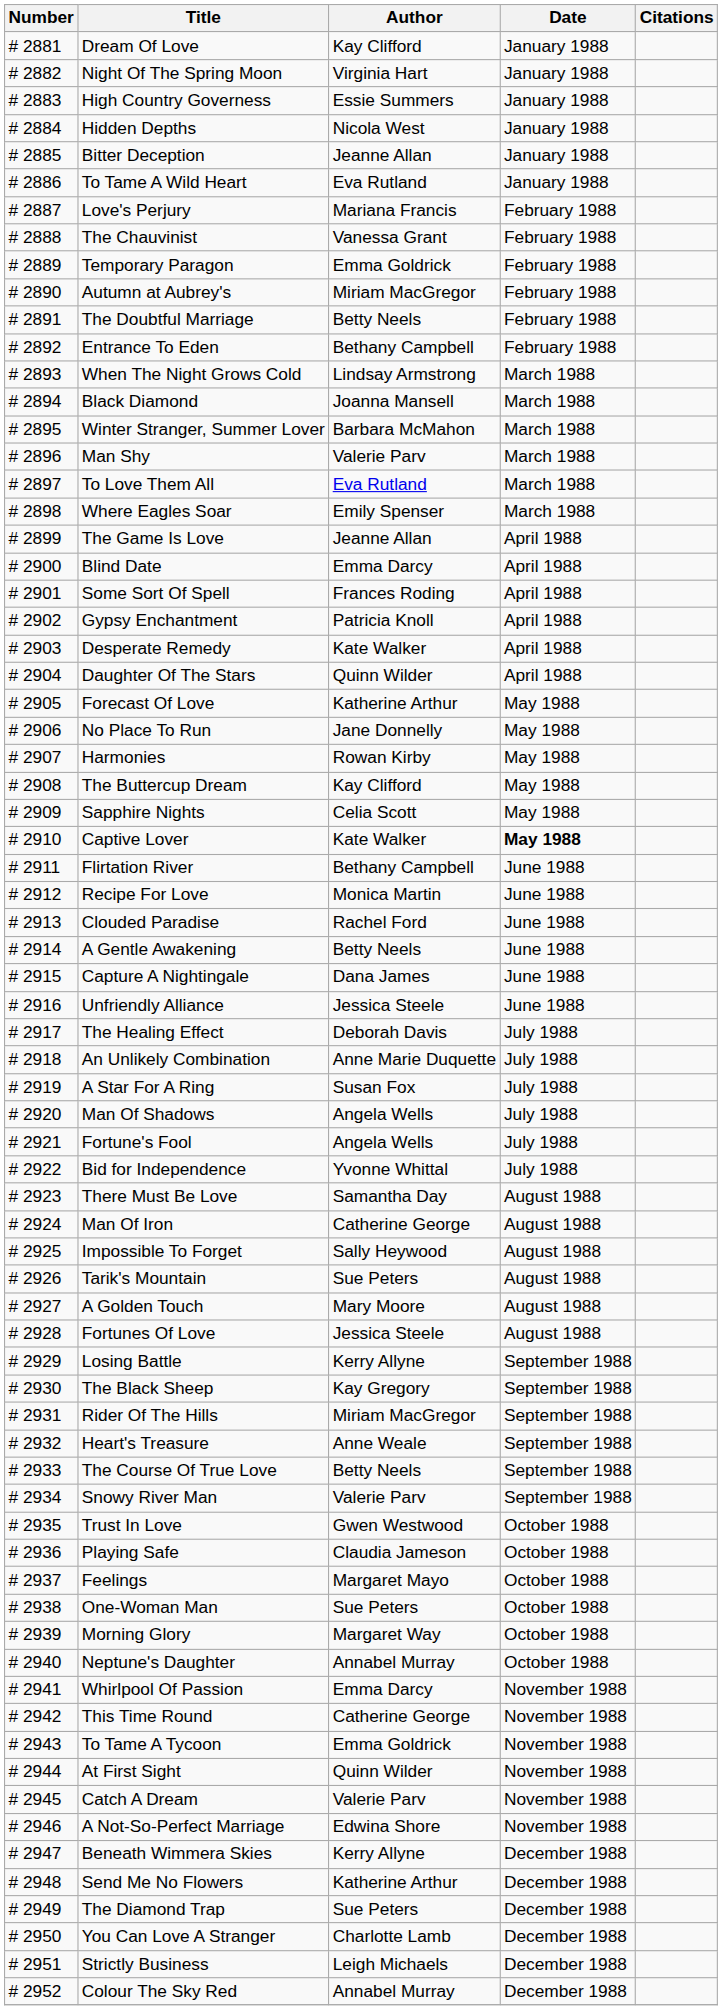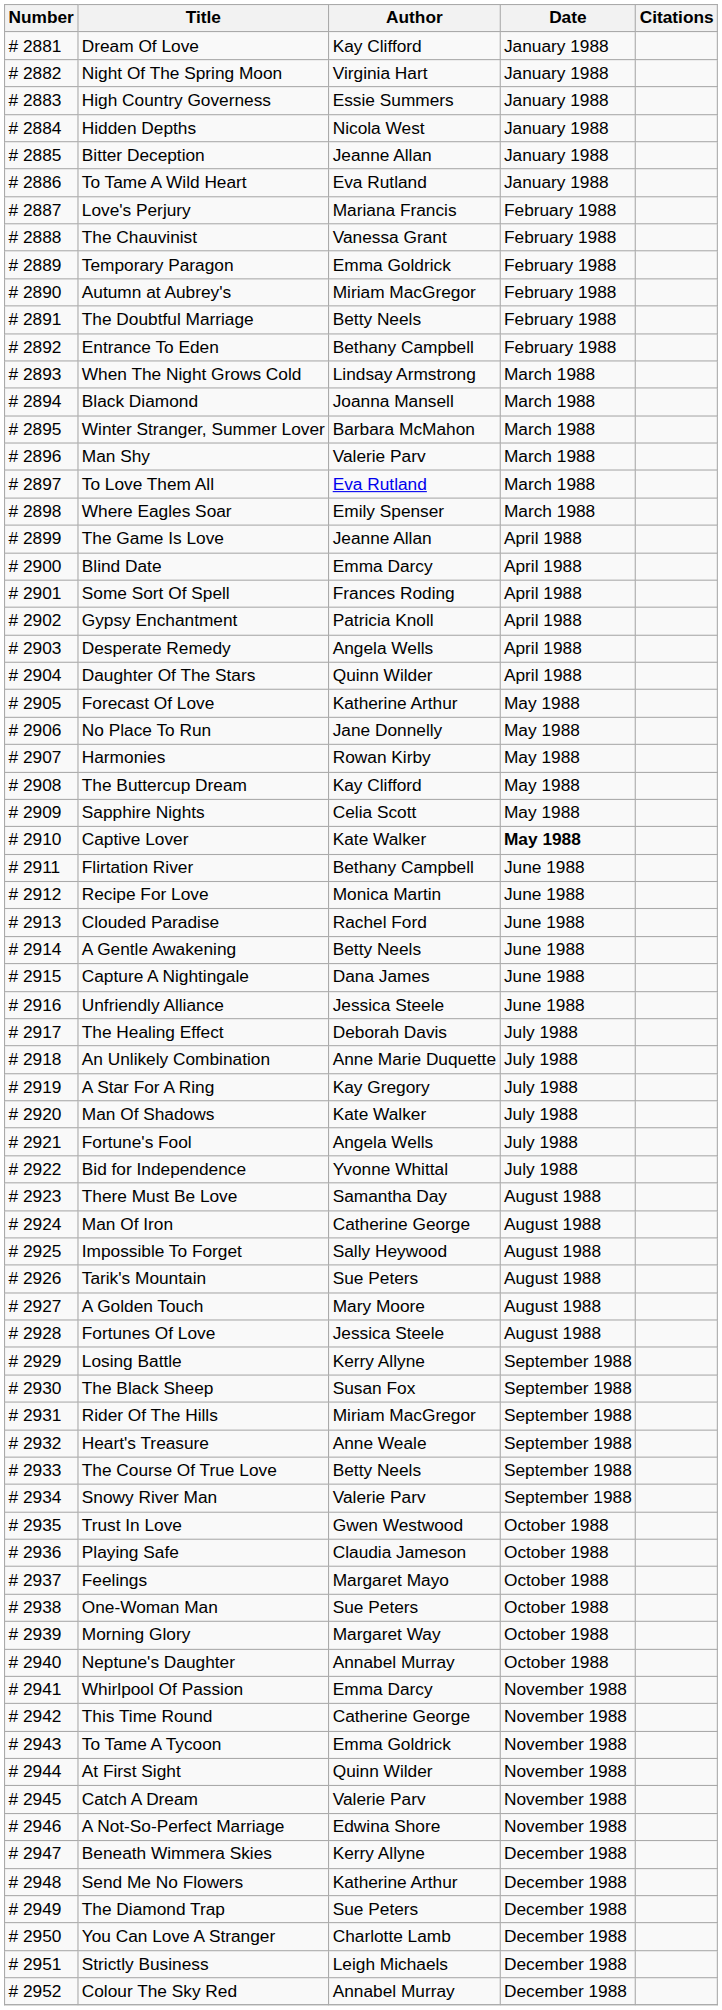(379, 648) Kate Walker -> (383, 648) Angela Wells
(374, 1086) Susan Fox -> (381, 1086) Kay Gregory
(383, 1114) Angela Wells -> (379, 1114) Kate Walker
(381, 1388) Kay Gregory -> (374, 1388) Susan Fox
